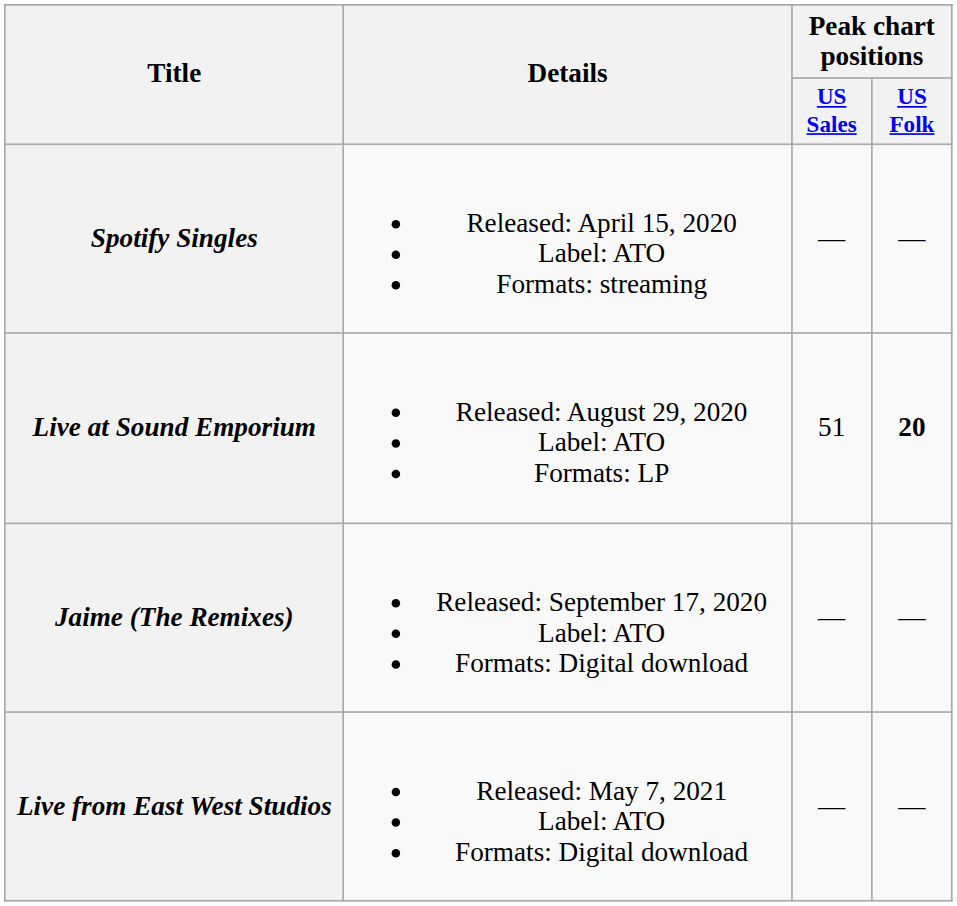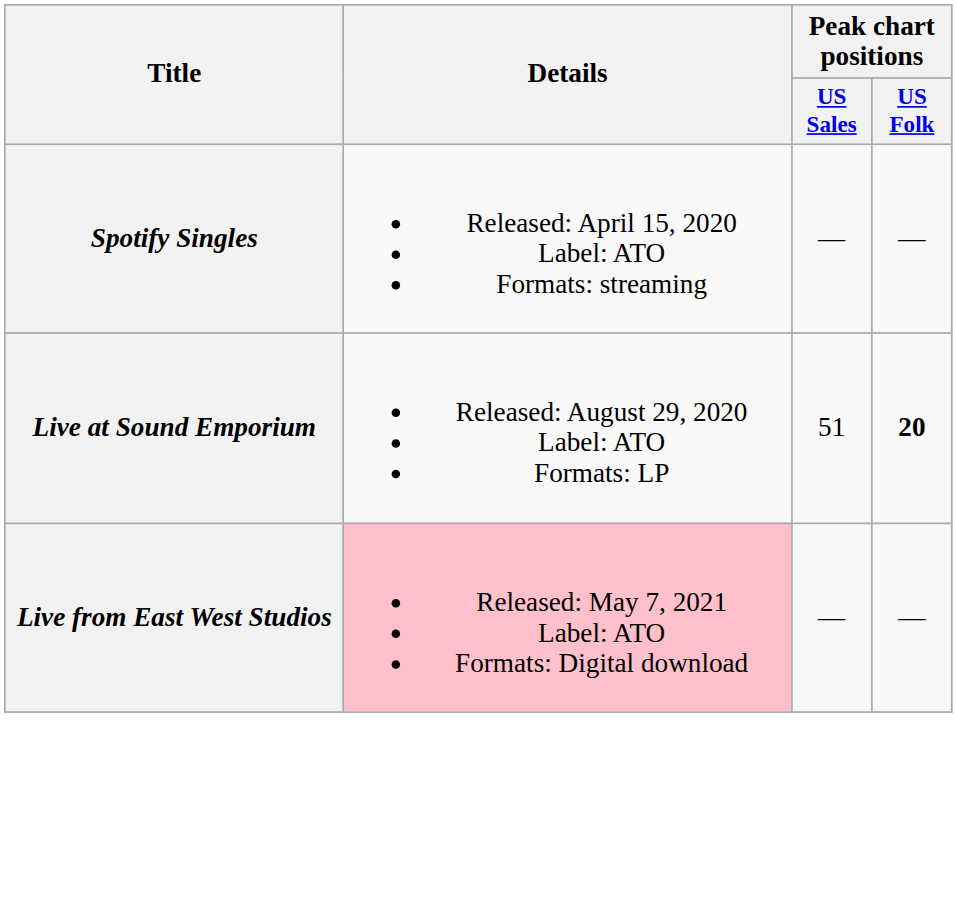- row: (174, 616)
(568, 822) no background -> (568, 633) pink background
